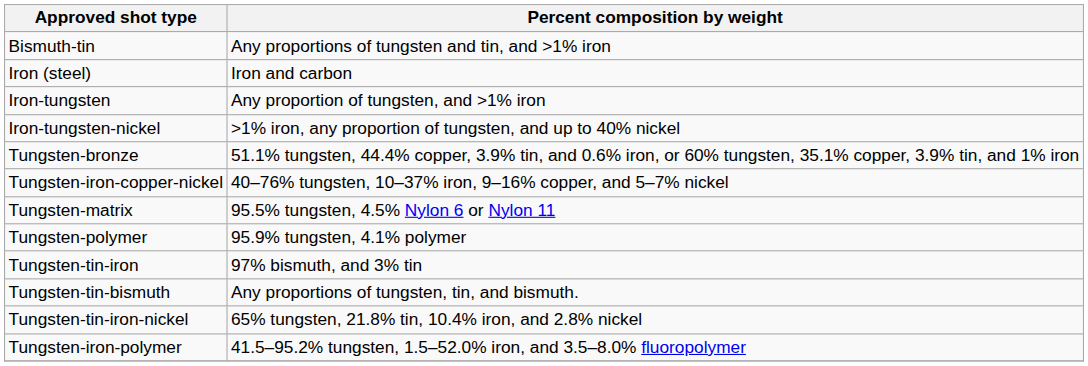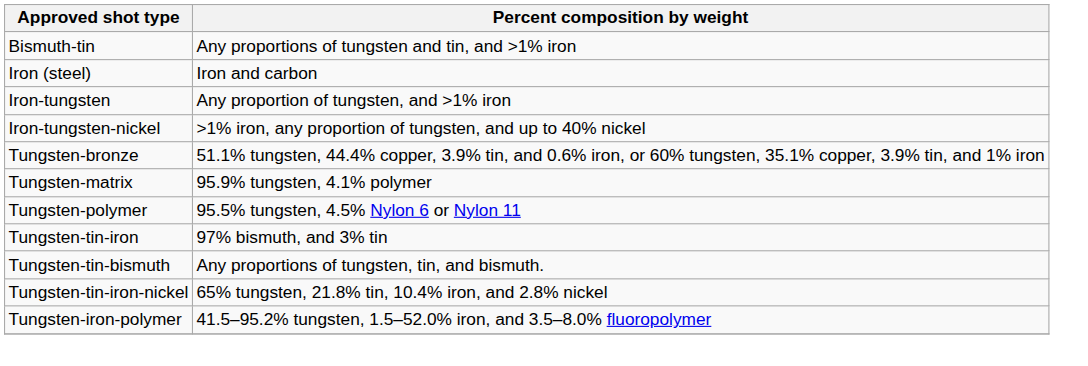- row: (116, 182)
(393, 210) 95.5% tungsten, 4.5% Nylon 6 or Nylon 11 -> (314, 182) 95.9% tungsten, 4.1% polymer
(349, 237) 95.9% tungsten, 4.1% polymer -> (359, 210) 95.5% tungsten, 4.5% Nylon 6 or Nylon 11
